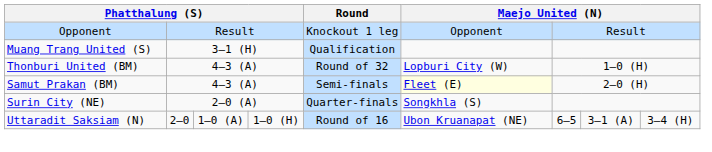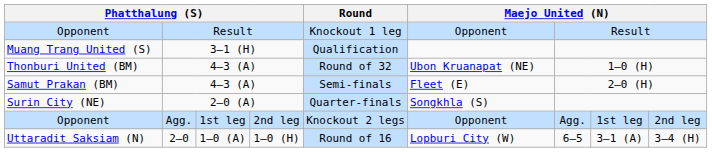(456, 67) Lopburi City (W) -> (472, 67) Ubon Kruanapat (NE)
(433, 85) lightyellow background -> (440, 85) no background
+ row: (83, 120)
(466, 120) Ubon Kruanapat (NE) -> (463, 138) Lopburi City (W)
